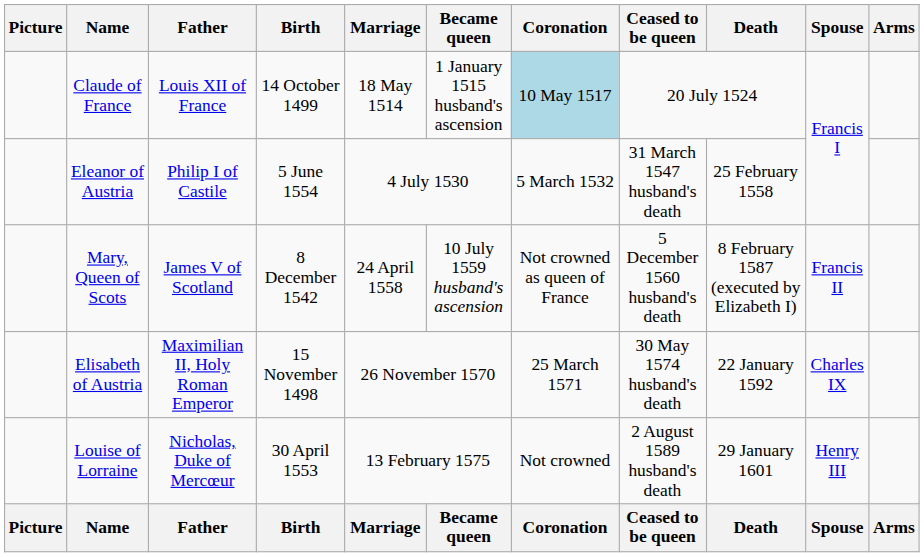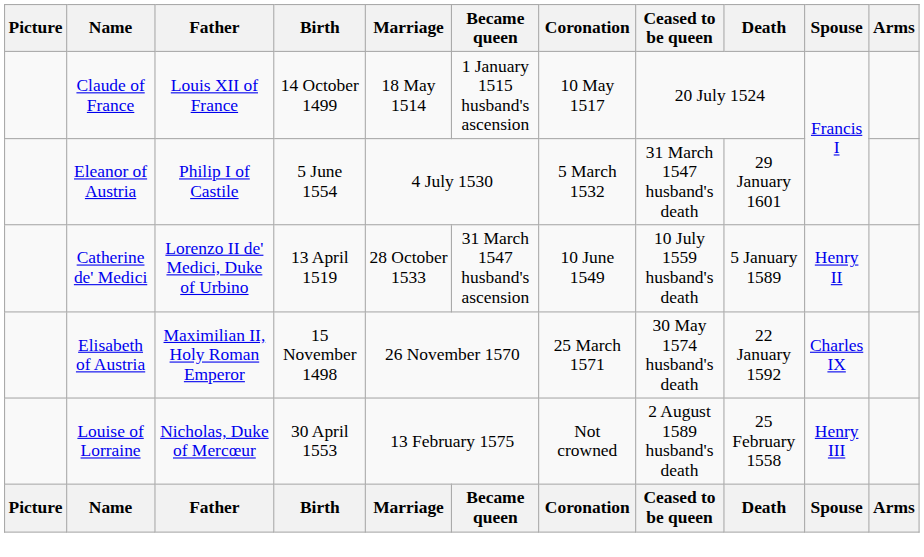(565, 95) lightblue background -> (587, 95) no background
(756, 181) 25 February 1558 -> (764, 181) 29 January 1601
+ row: (111, 268)
- row: (107, 277)
(756, 460) 29 January 1601 -> (764, 441) 25 February 1558
